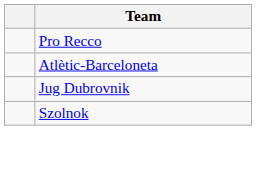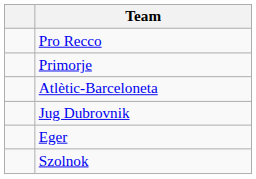+ row: (65, 64)
+ row: (53, 137)
